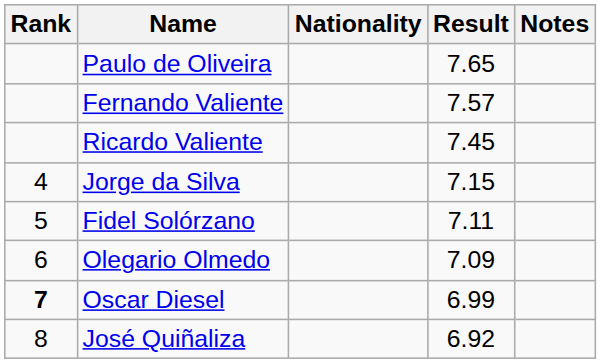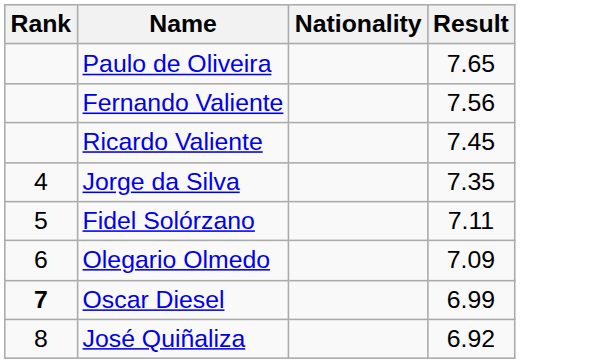- column: (555, 24)
(471, 102) 7.57 -> (471, 102) 7.56
(471, 181) 7.15 -> (471, 181) 7.35
